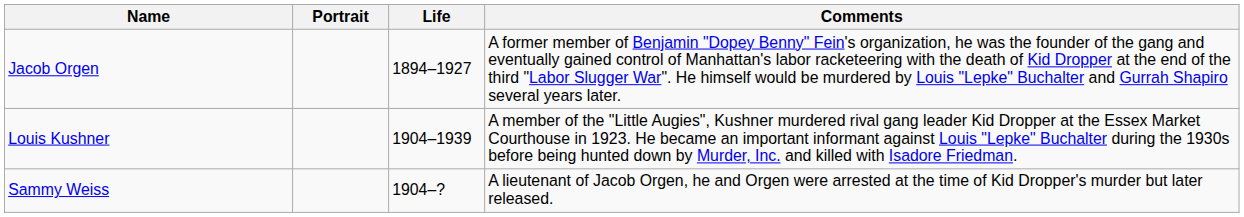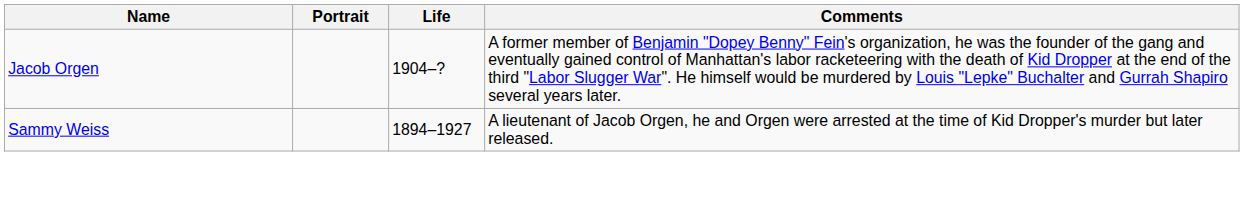(432, 68) 1894–1927 -> (419, 68) 1904–?
- row: (59, 138)
(419, 190) 1904–? -> (432, 129) 1894–1927
